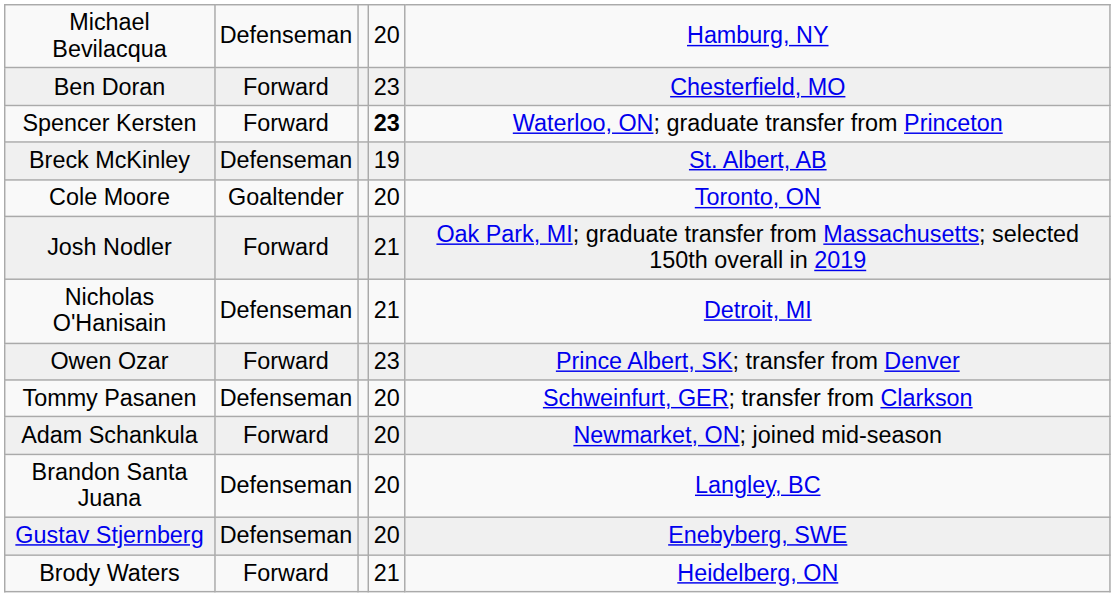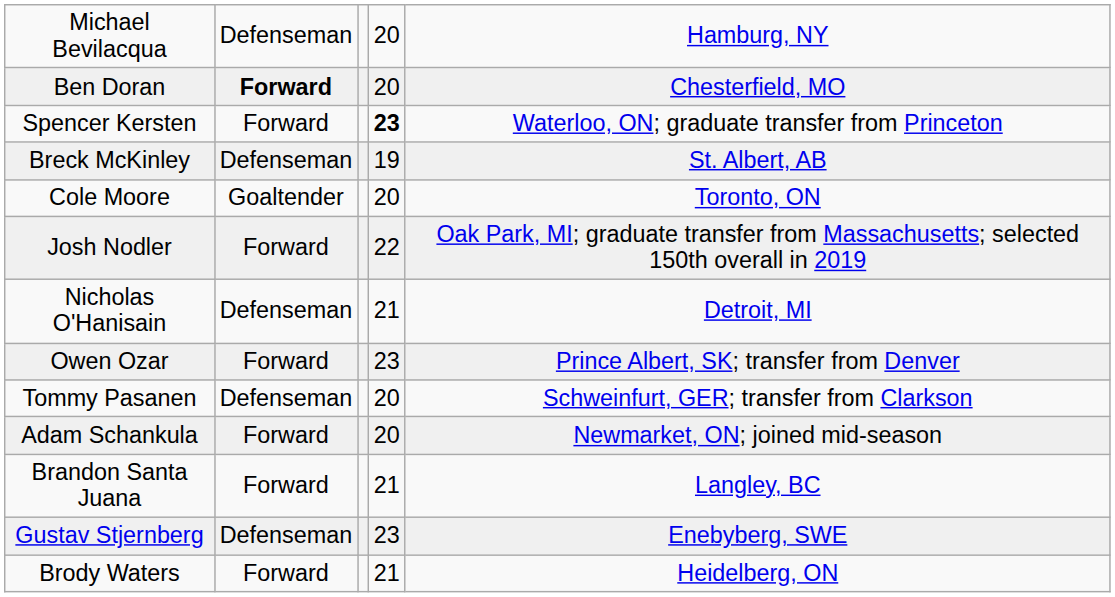(286, 86) normal -> (286, 86) bold
(387, 86) 23 -> (387, 86) 20
(387, 247) 21 -> (387, 247) 22
(286, 485) Defenseman -> (286, 485) Forward
(387, 485) 20 -> (387, 485) 21
(387, 535) 20 -> (387, 535) 23
